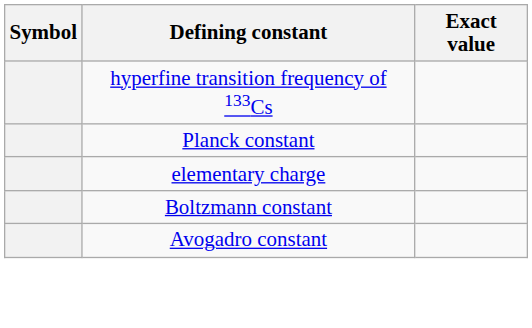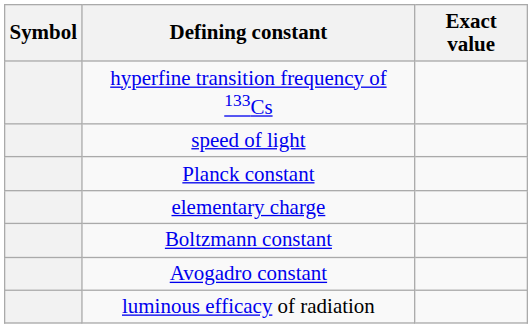+ row: (248, 140)
+ row: (248, 306)
